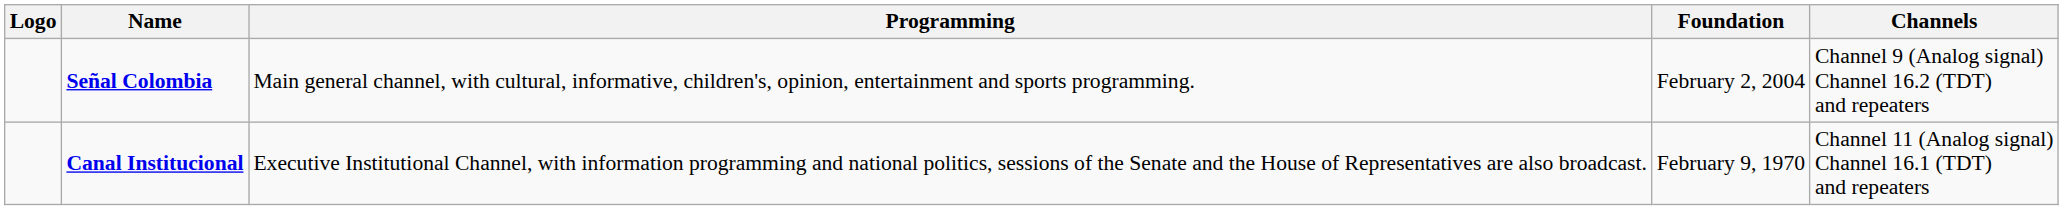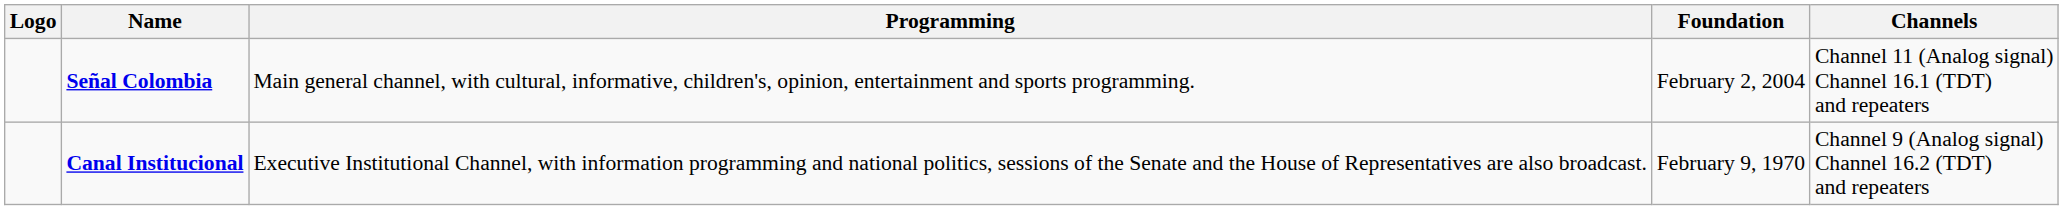(1929, 80) Channel 9 (Analog signal) Channel 16.2 (TDT) and repeaters -> (1934, 80) Channel 11 (Analog signal) Channel 16.1 (TDT) and repeaters
(1934, 163) Channel 11 (Analog signal) Channel 16.1 (TDT) and repeaters -> (1929, 163) Channel 9 (Analog signal) Channel 16.2 (TDT) and repeaters
